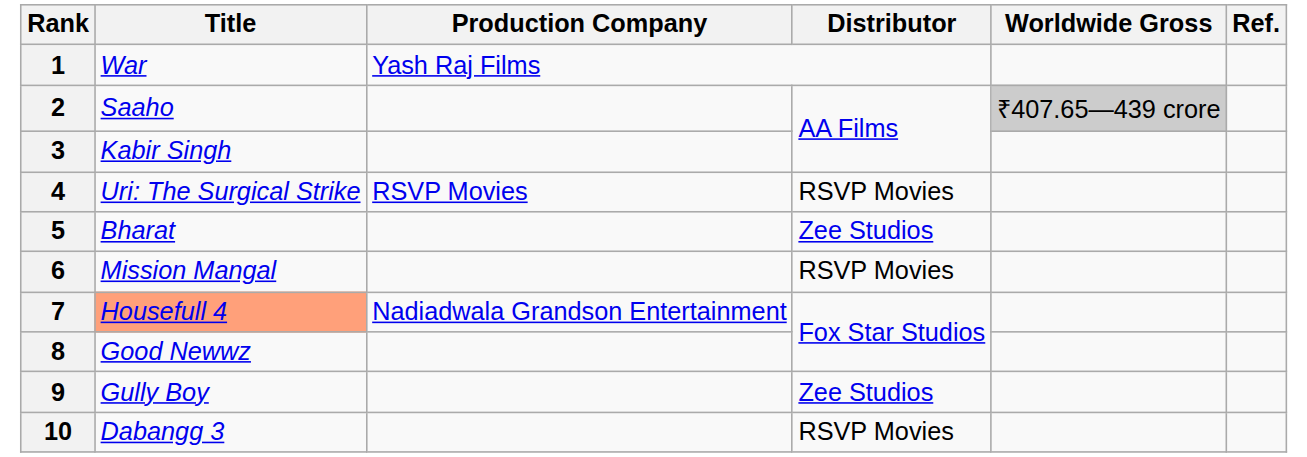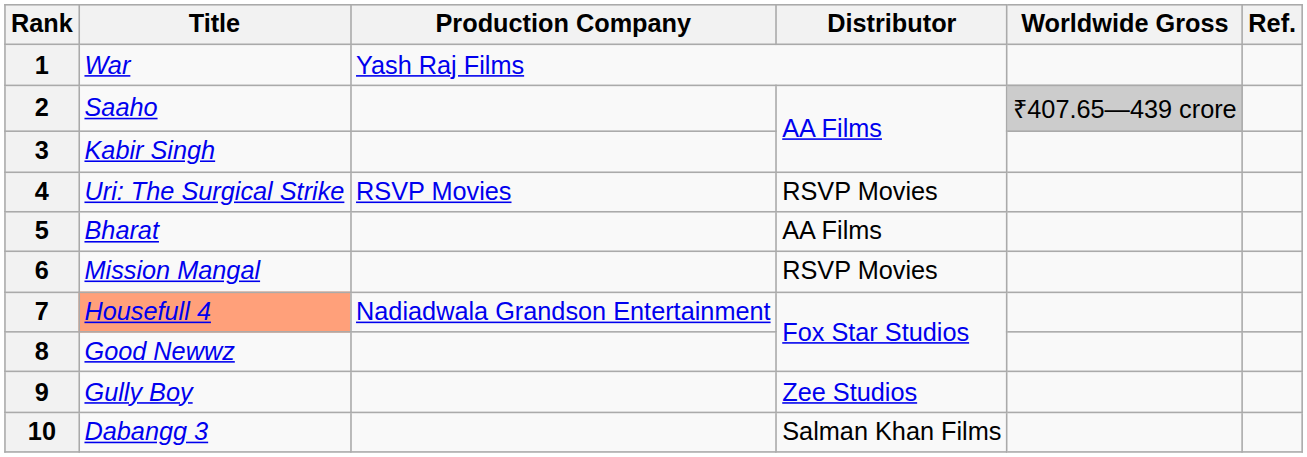(866, 231) Zee Studios -> (832, 231) AA Films
(876, 431) RSVP Movies -> (892, 431) Salman Khan Films
